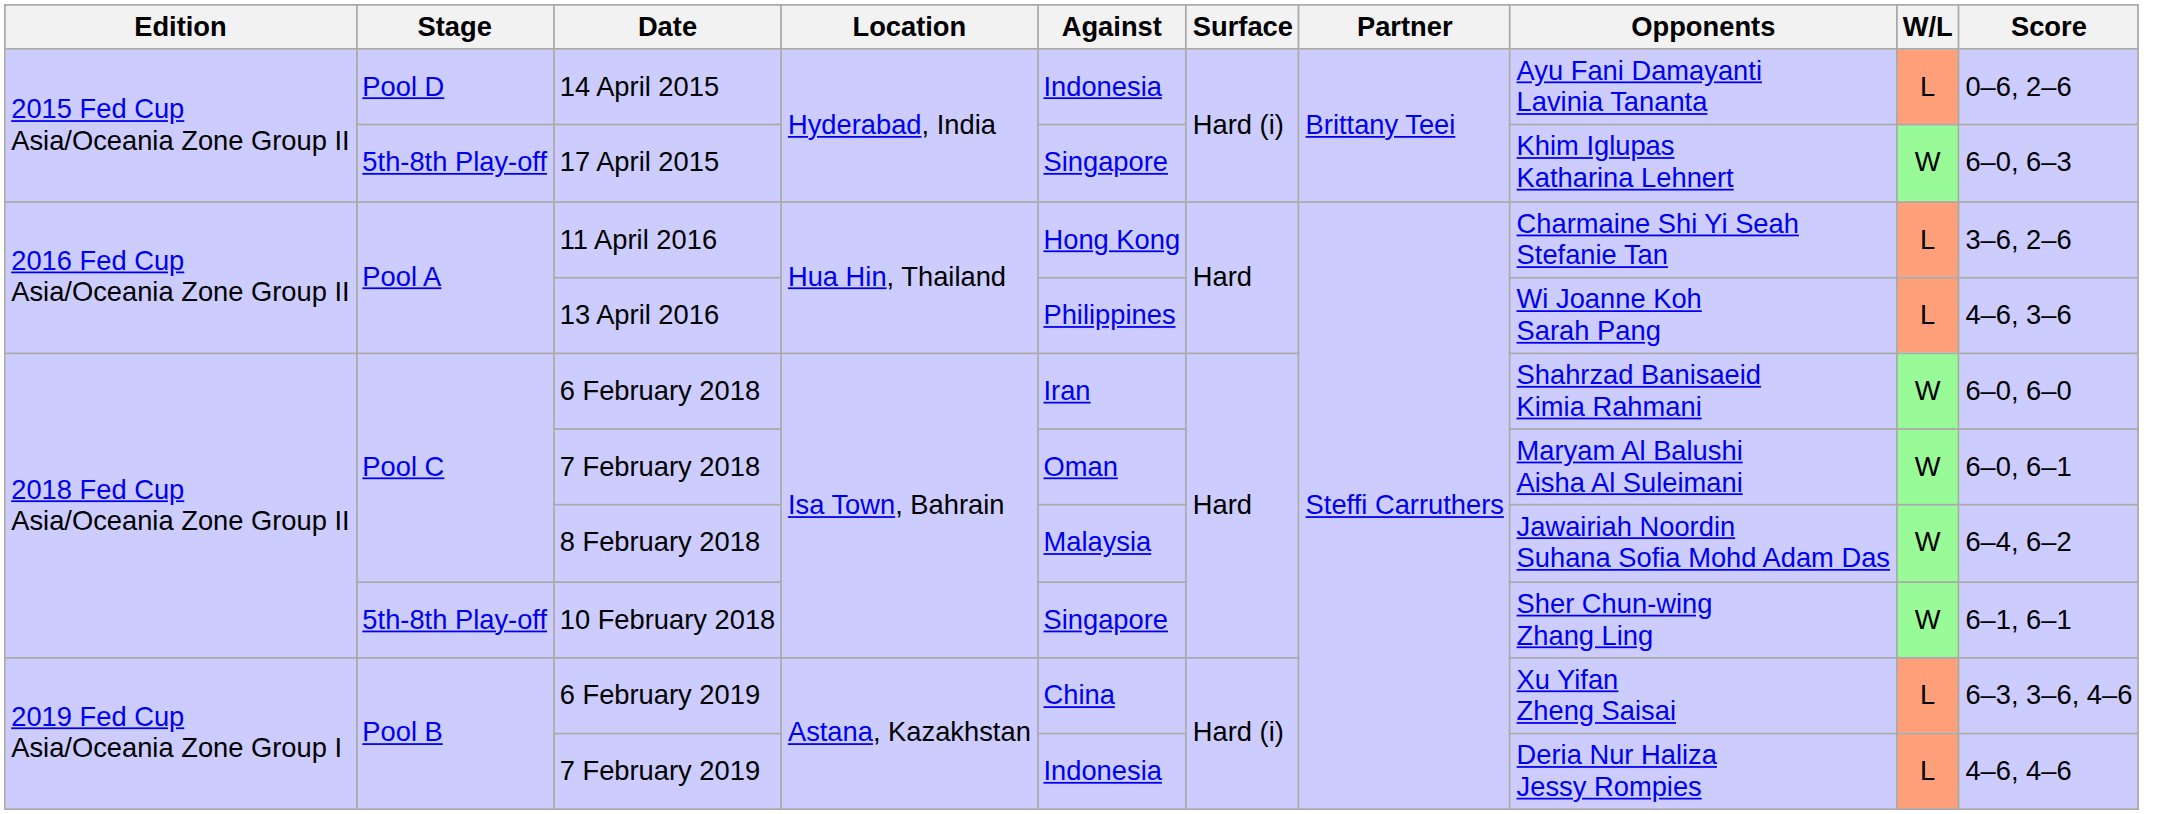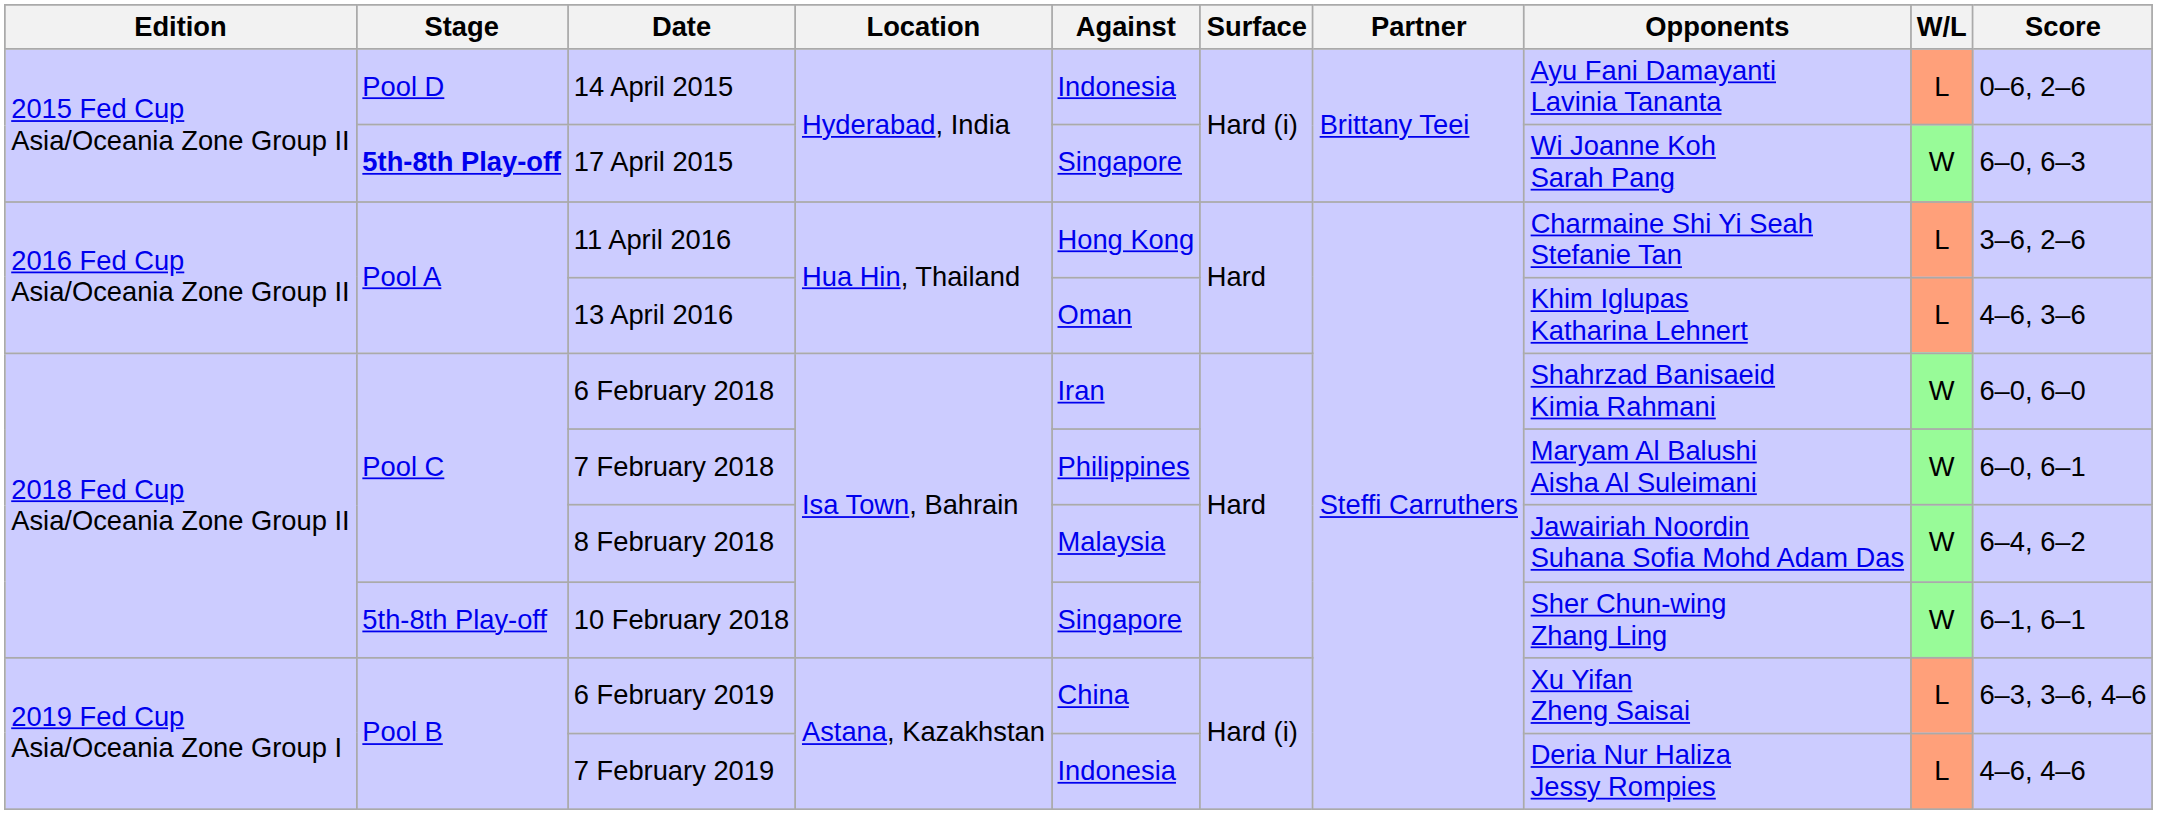(455, 162) normal -> (462, 162) bold
(1625, 162) Khim Iglupas Katharina Lehnert -> (1623, 162) Wi Joanne Koh Sarah Pang
(1110, 314) Philippines -> (1095, 314) Oman
(1609, 314) Wi Joanne Koh Sarah Pang -> (1639, 314) Khim Iglupas Katharina Lehnert
(1081, 466) Oman -> (1124, 466) Philippines
